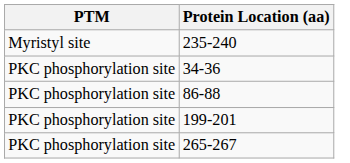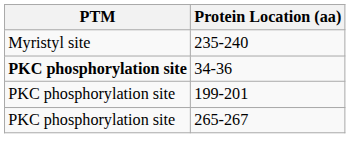(92, 68) normal -> (98, 68) bold
- row: (202, 94)
